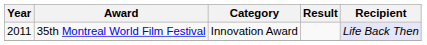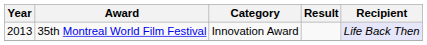(19, 31) 2011 -> (20, 31) 2013
